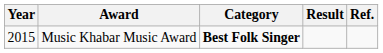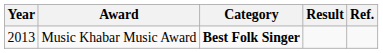(21, 37) 2015 -> (21, 37) 2013
